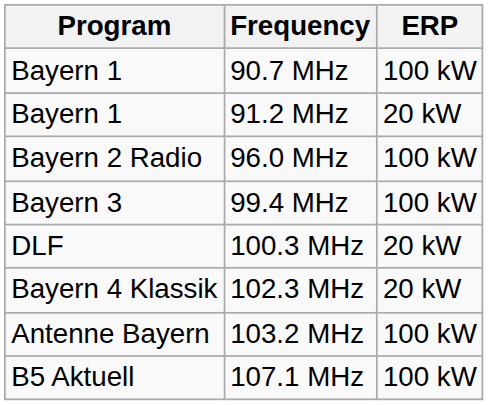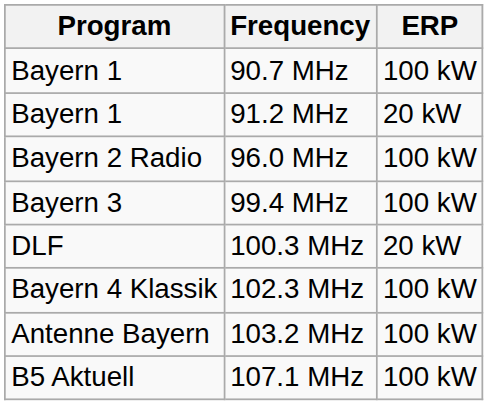(422, 289) 20 kW -> (430, 289) 100 kW
